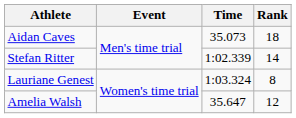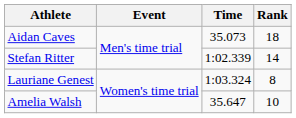(272, 102) 12 -> (272, 102) 10
